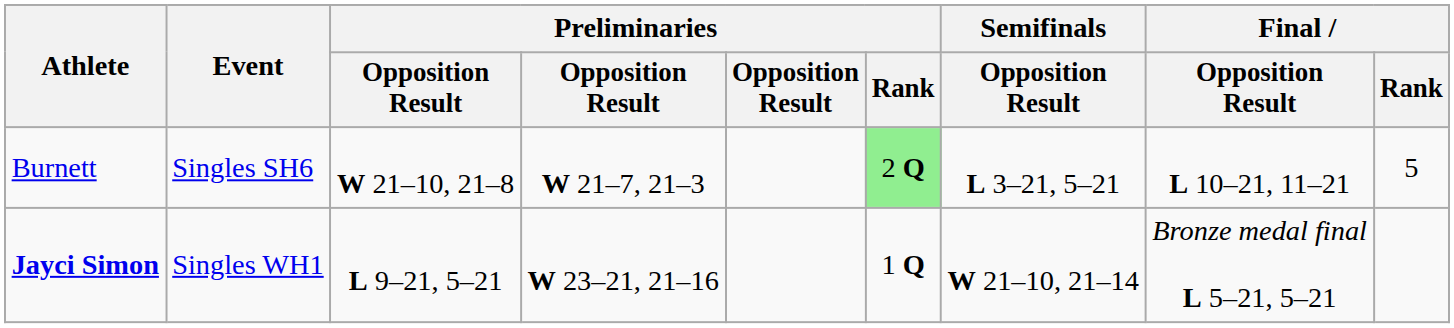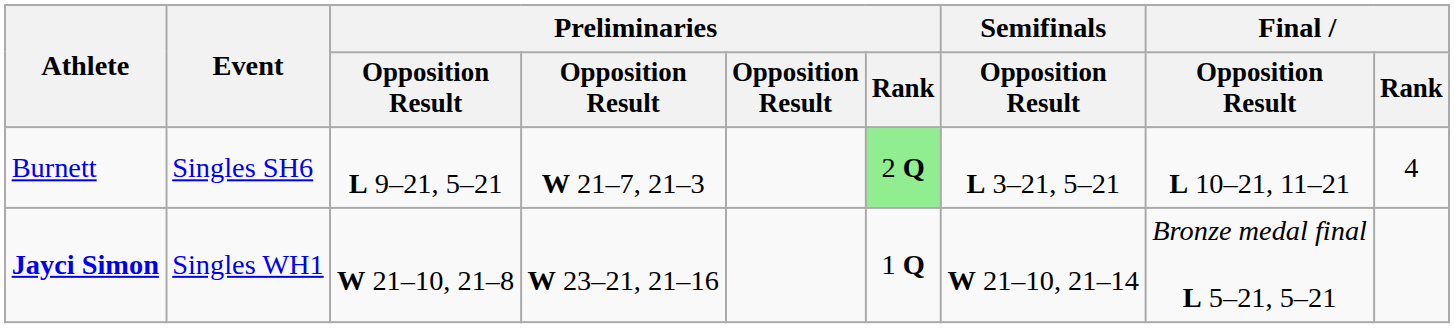(426, 184) W 21–10, 21–8 -> (426, 184) L 9–21, 5–21
(1411, 167) 5 -> (1411, 167) 4
(426, 281) L 9–21, 5–21 -> (426, 281) W 21–10, 21–8
